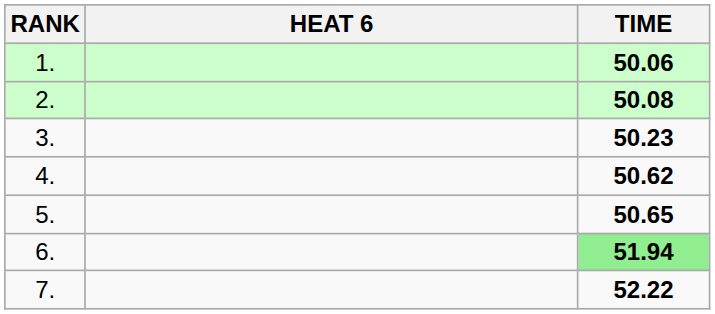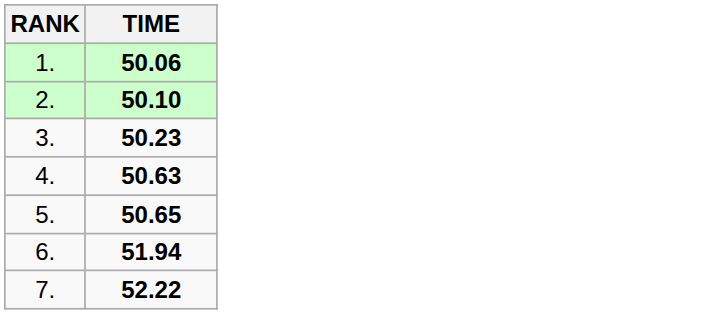- column: (332, 24)
(644, 100) 50.08 -> (151, 100) 50.10
(644, 176) 50.62 -> (151, 176) 50.63
(644, 252) lightgreen background -> (151, 252) no background
